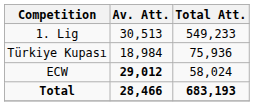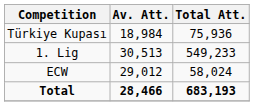rows swapped: (57, 33) <-> (57, 53)
(141, 72) bold -> (141, 72) normal
